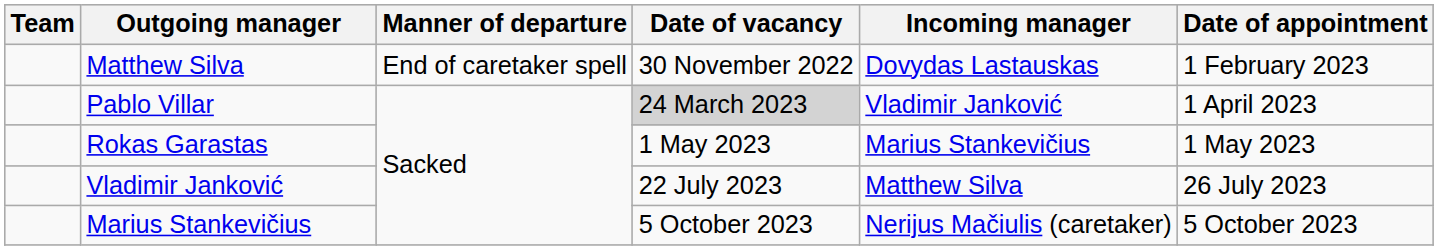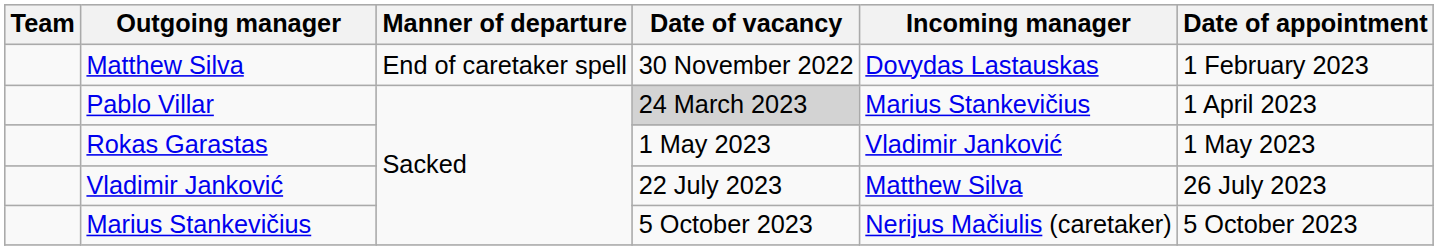(964, 104) Vladimir Janković -> (978, 104) Marius Stankevičius
(978, 144) Marius Stankevičius -> (964, 144) Vladimir Janković
